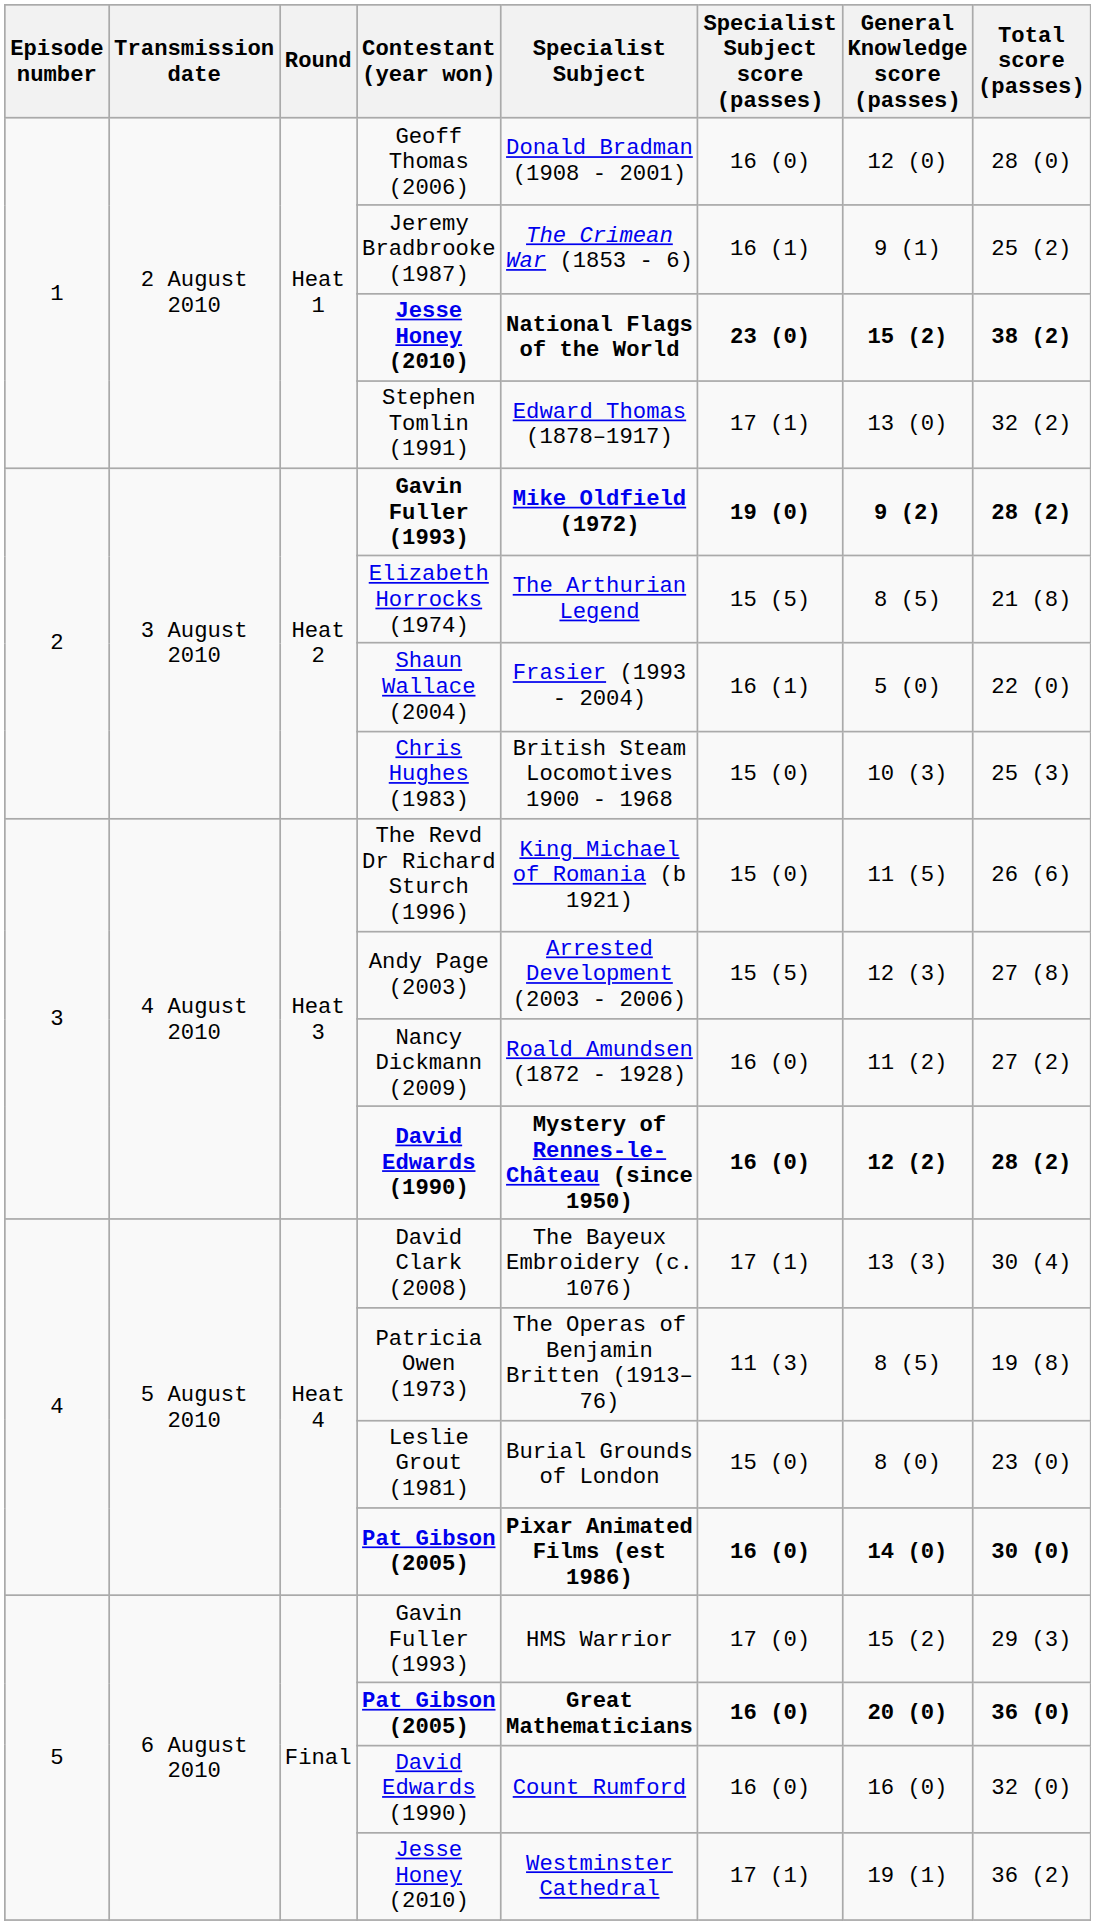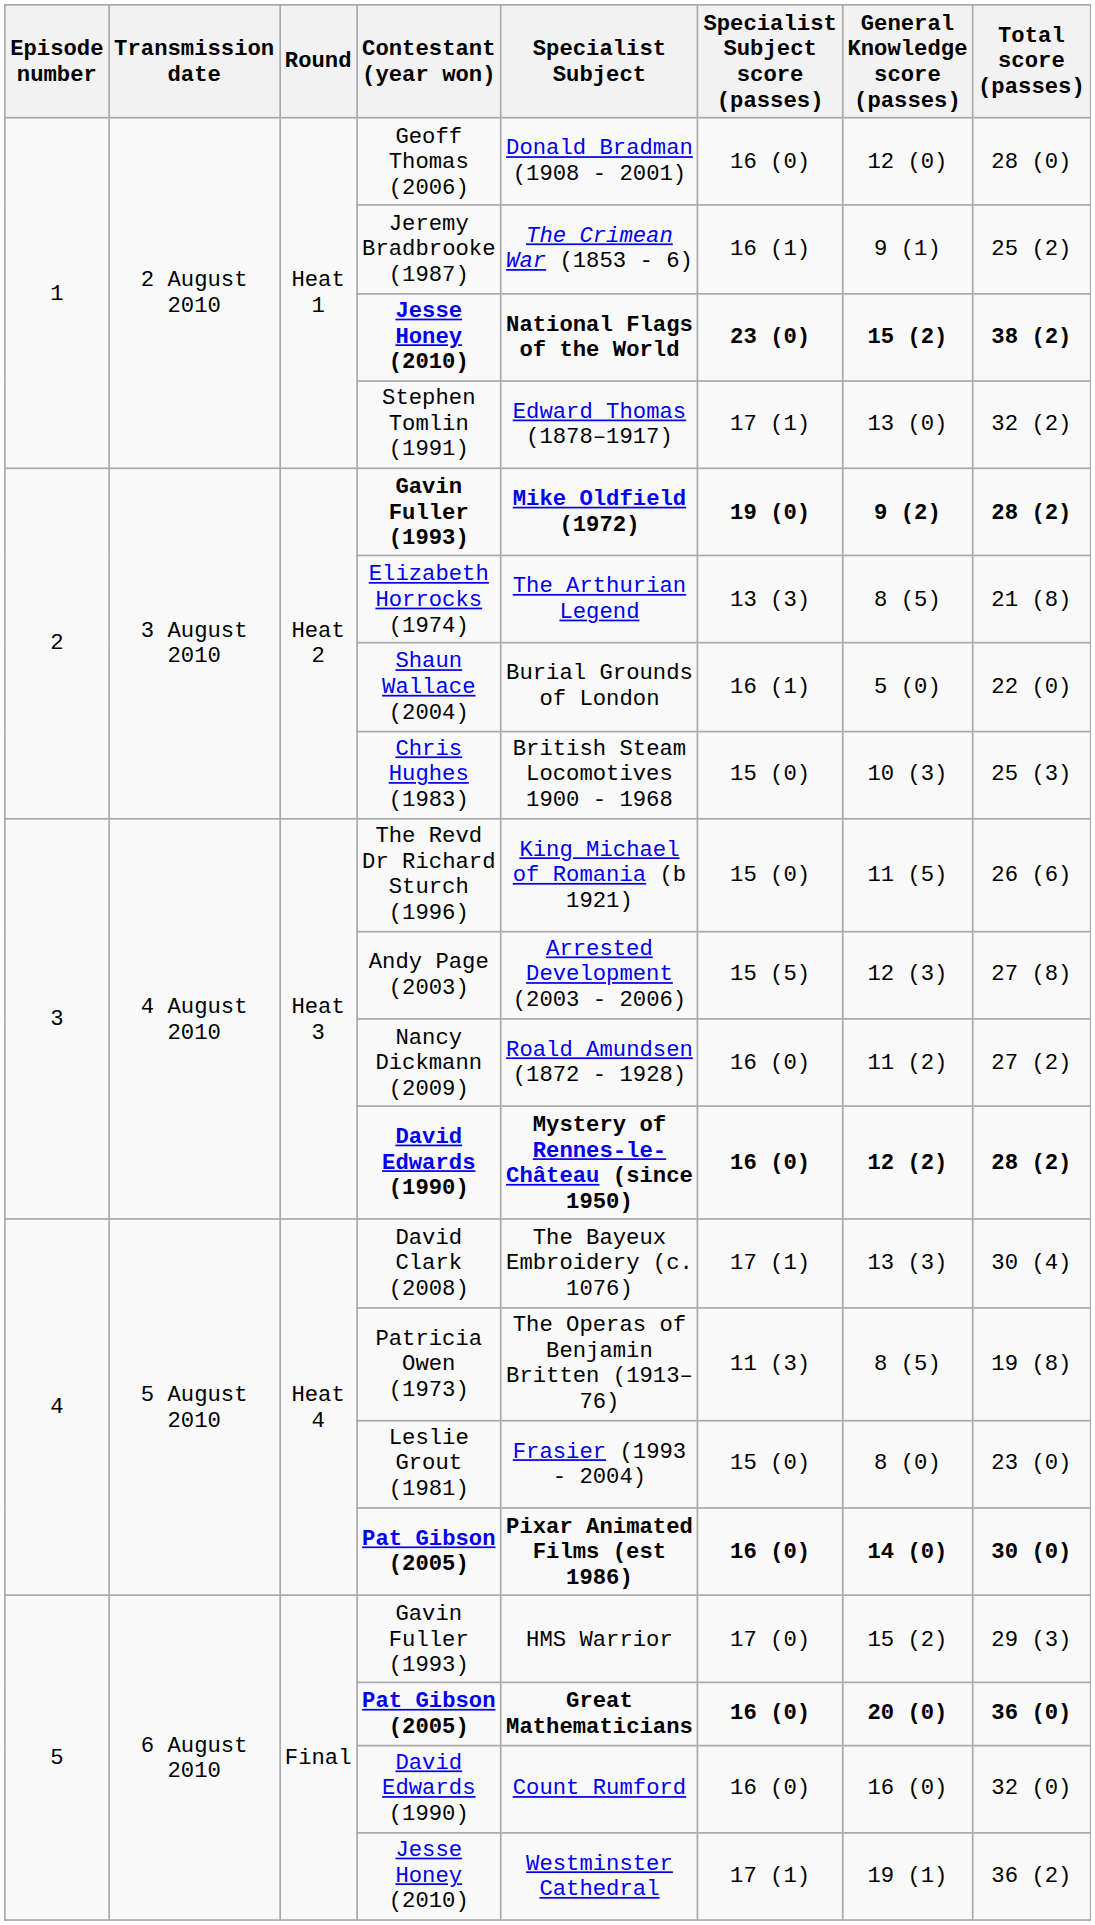(770, 599) 15 (5) -> (770, 599) 13 (3)
(599, 687) Frasier (1993 - 2004) -> (599, 687) Burial Grounds of London
(599, 1464) Burial Grounds of London -> (599, 1464) Frasier (1993 - 2004)
